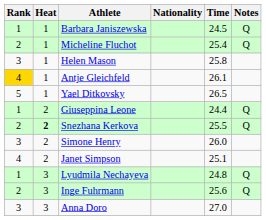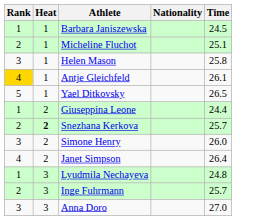- column: (246, 12)
(218, 45) 25.4 -> (218, 45) 25.1
(218, 126) 25.5 -> (218, 126) 25.7
(218, 158) 25.1 -> (218, 158) 26.4
(218, 191) 25.6 -> (218, 191) 25.7
